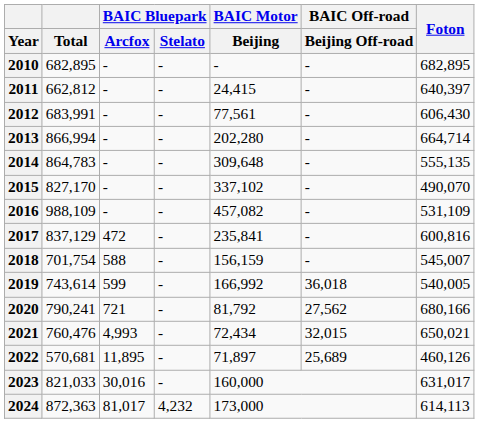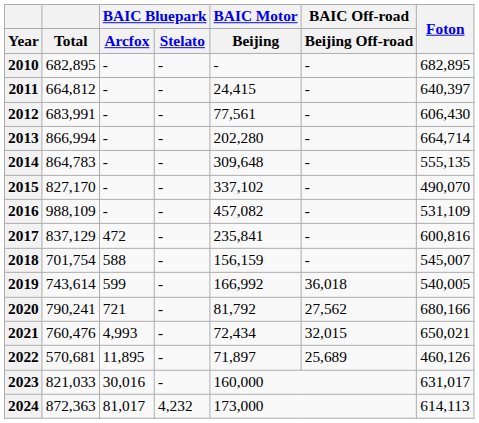(71, 89) 662,812 -> (71, 89) 664,812
